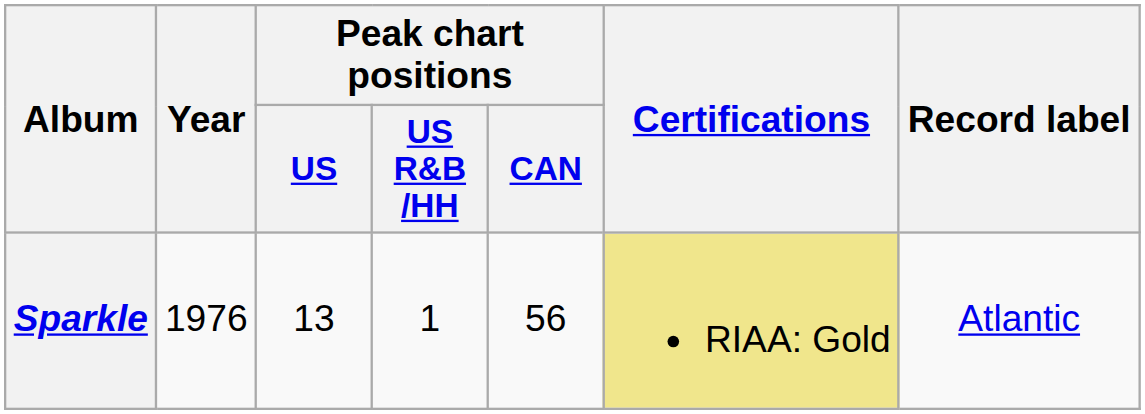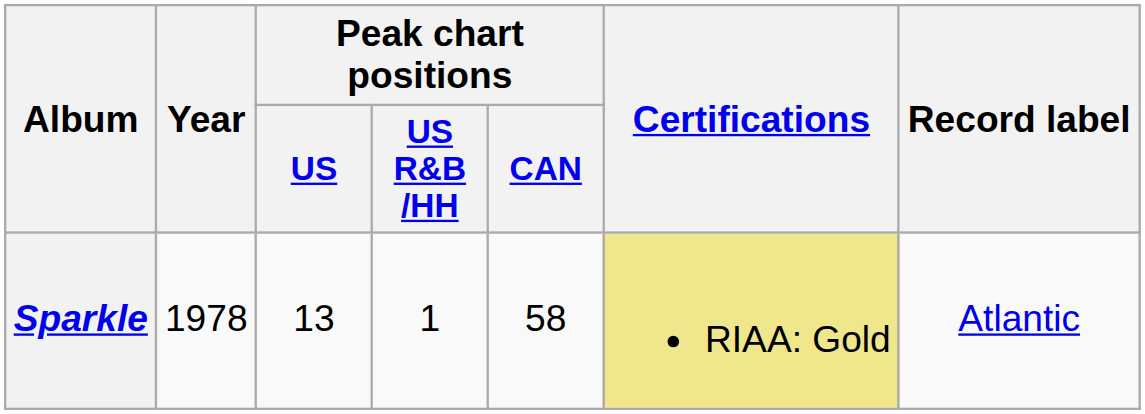(206, 319) 1976 -> (206, 319) 1978
(546, 319) 56 -> (546, 319) 58
